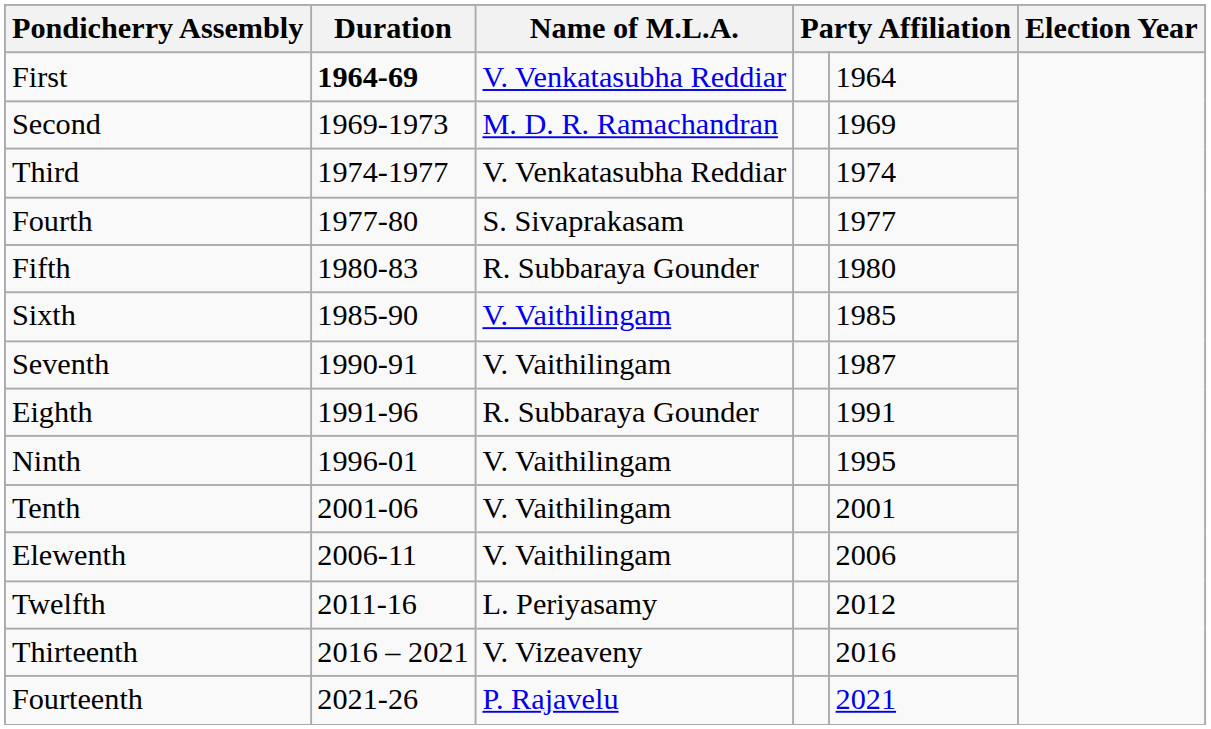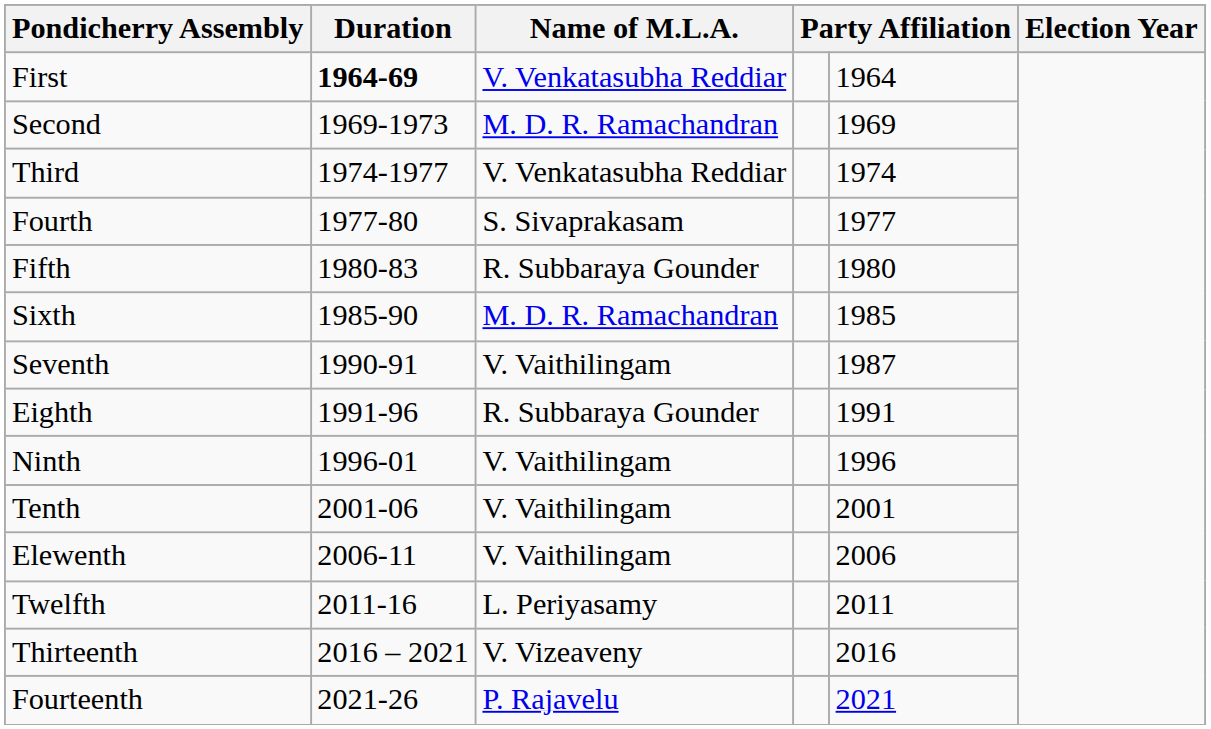(577, 316) V. Vaithilingam -> (630, 316) M. D. R. Ramachandran
(866, 460) 1995 -> (866, 460) 1996
(866, 603) 2012 -> (865, 603) 2011
